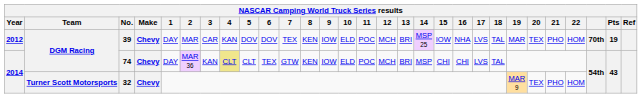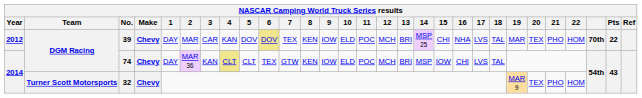(269, 40) no background -> (269, 40) khaki background
(443, 40) IOW -> (443, 40) CHI
(614, 40) 19 -> (614, 40) 22
(443, 61) CHI -> (443, 61) IOW
